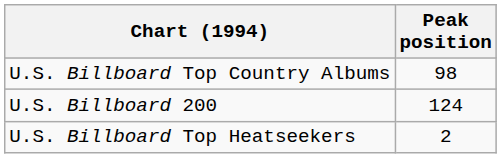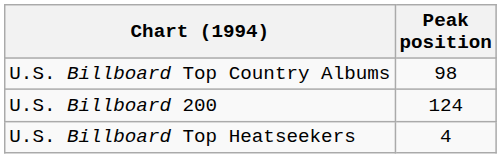(446, 137) 2 -> (446, 137) 4
